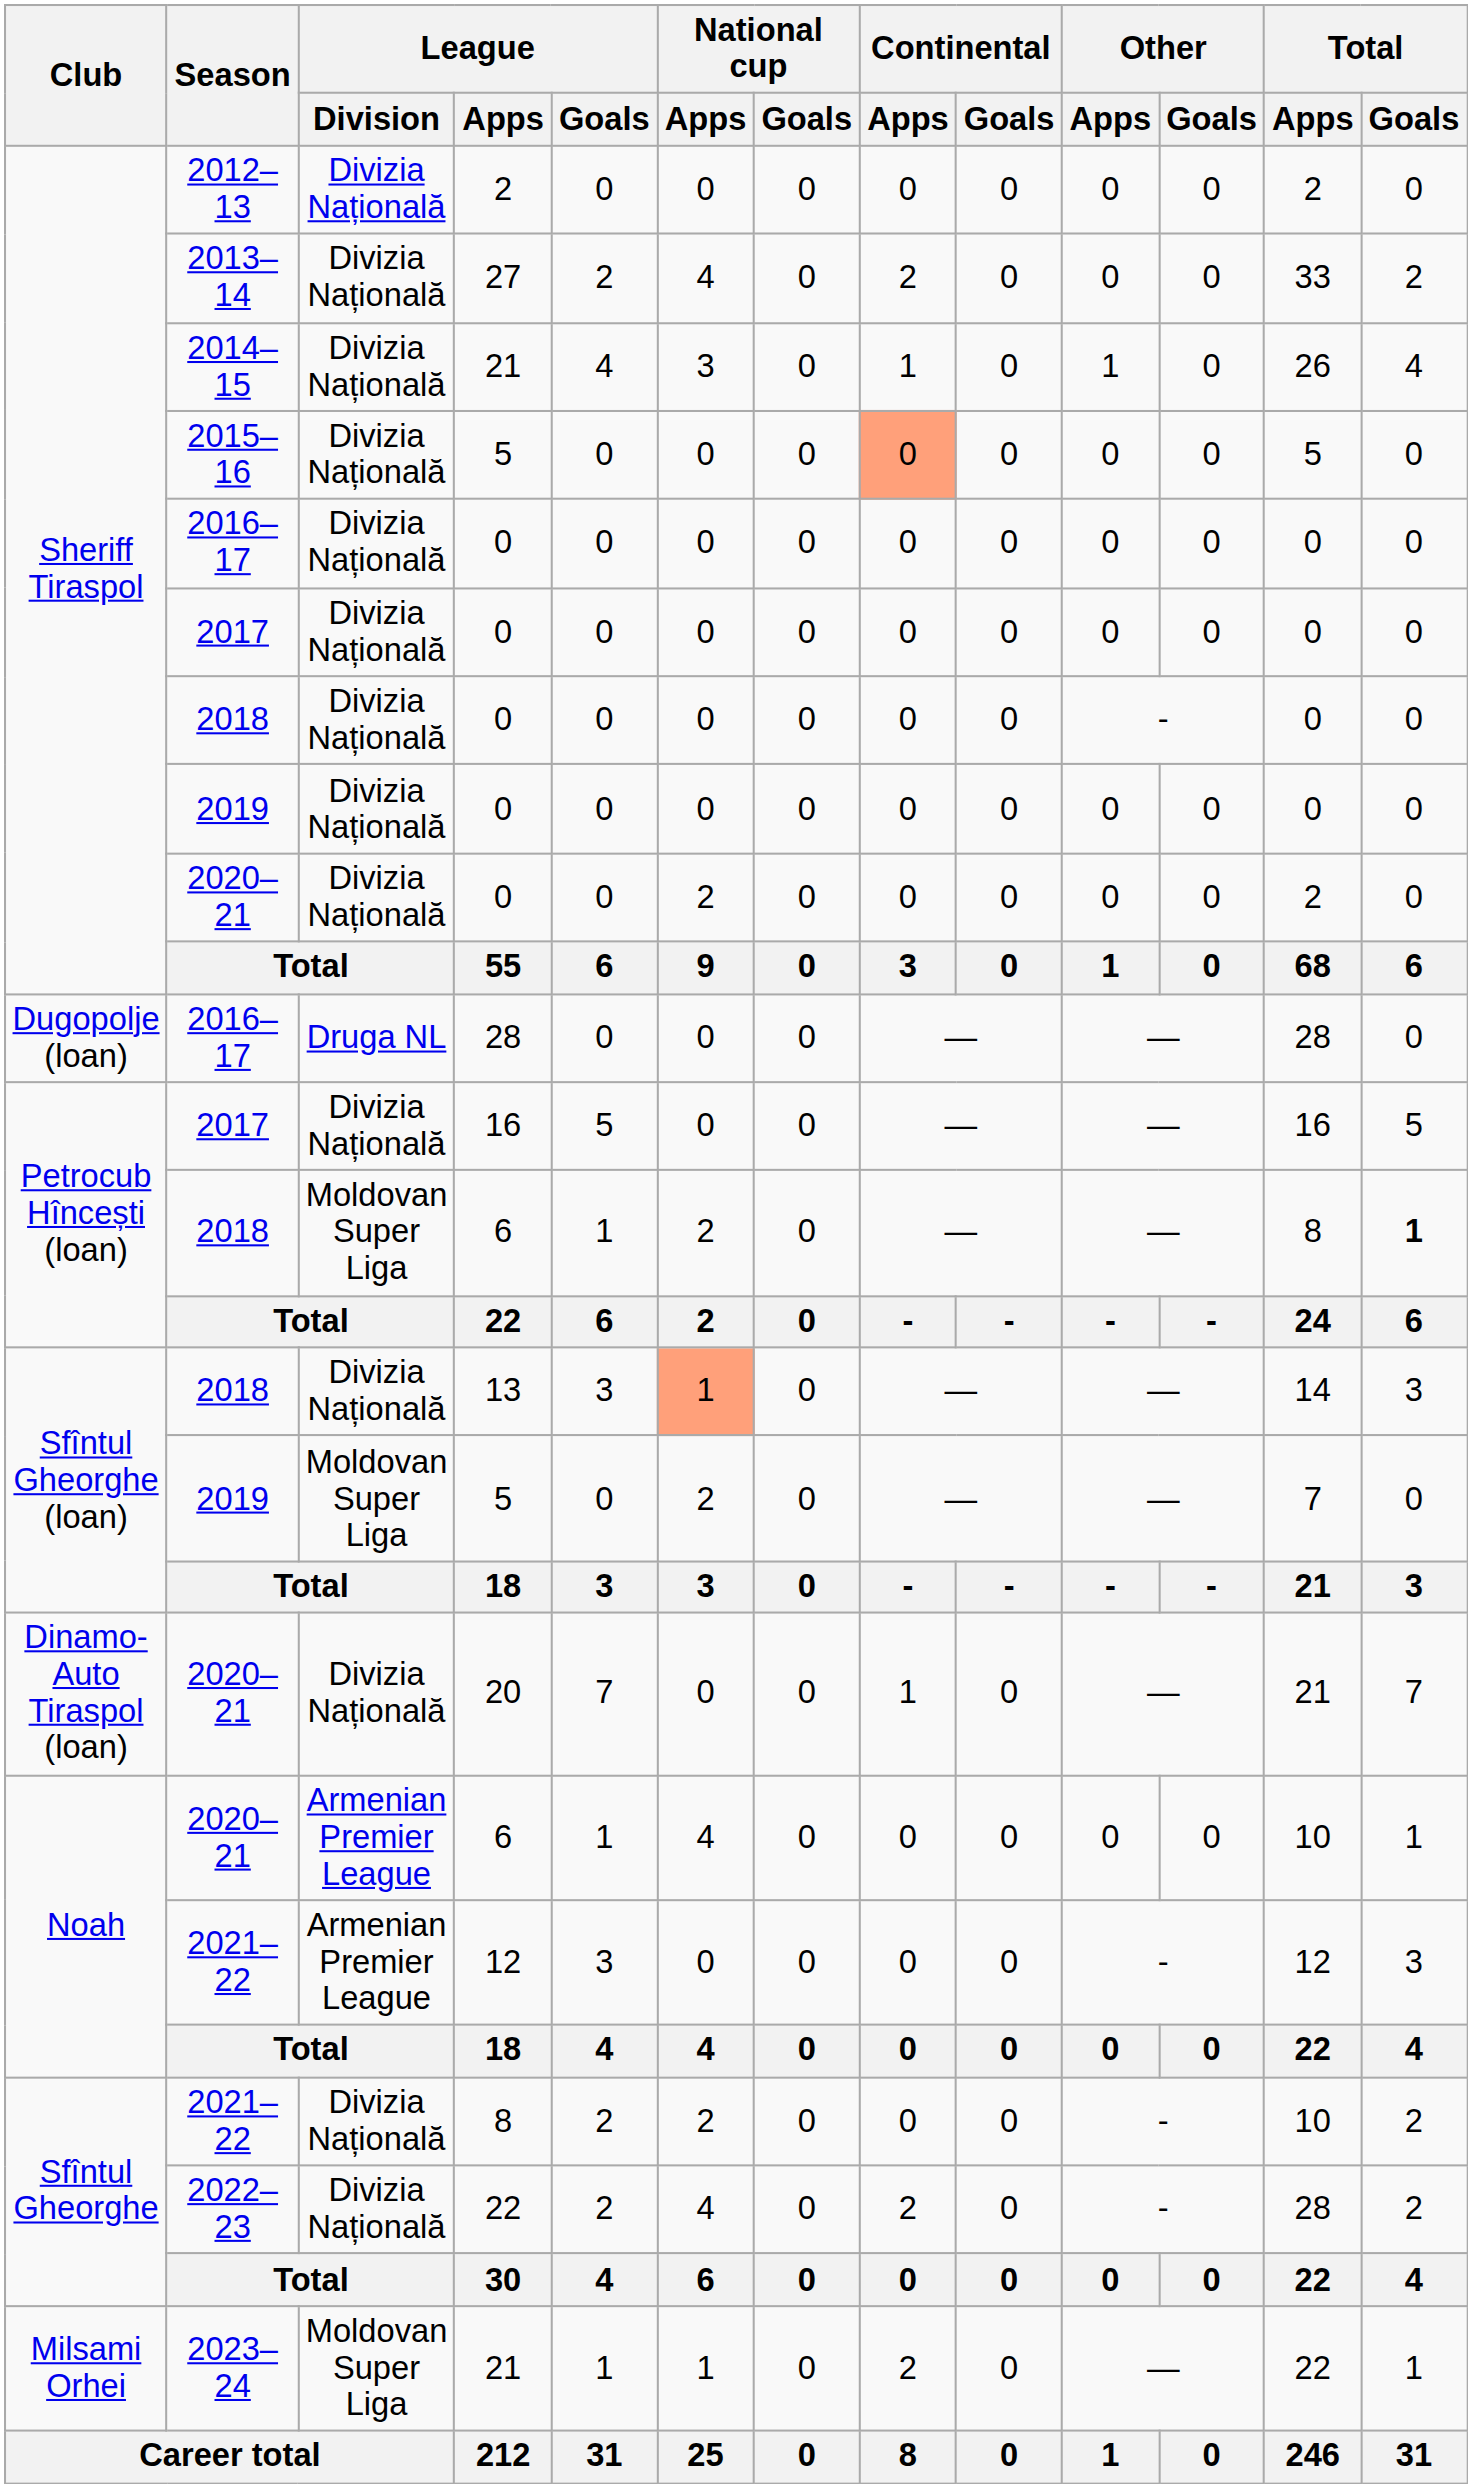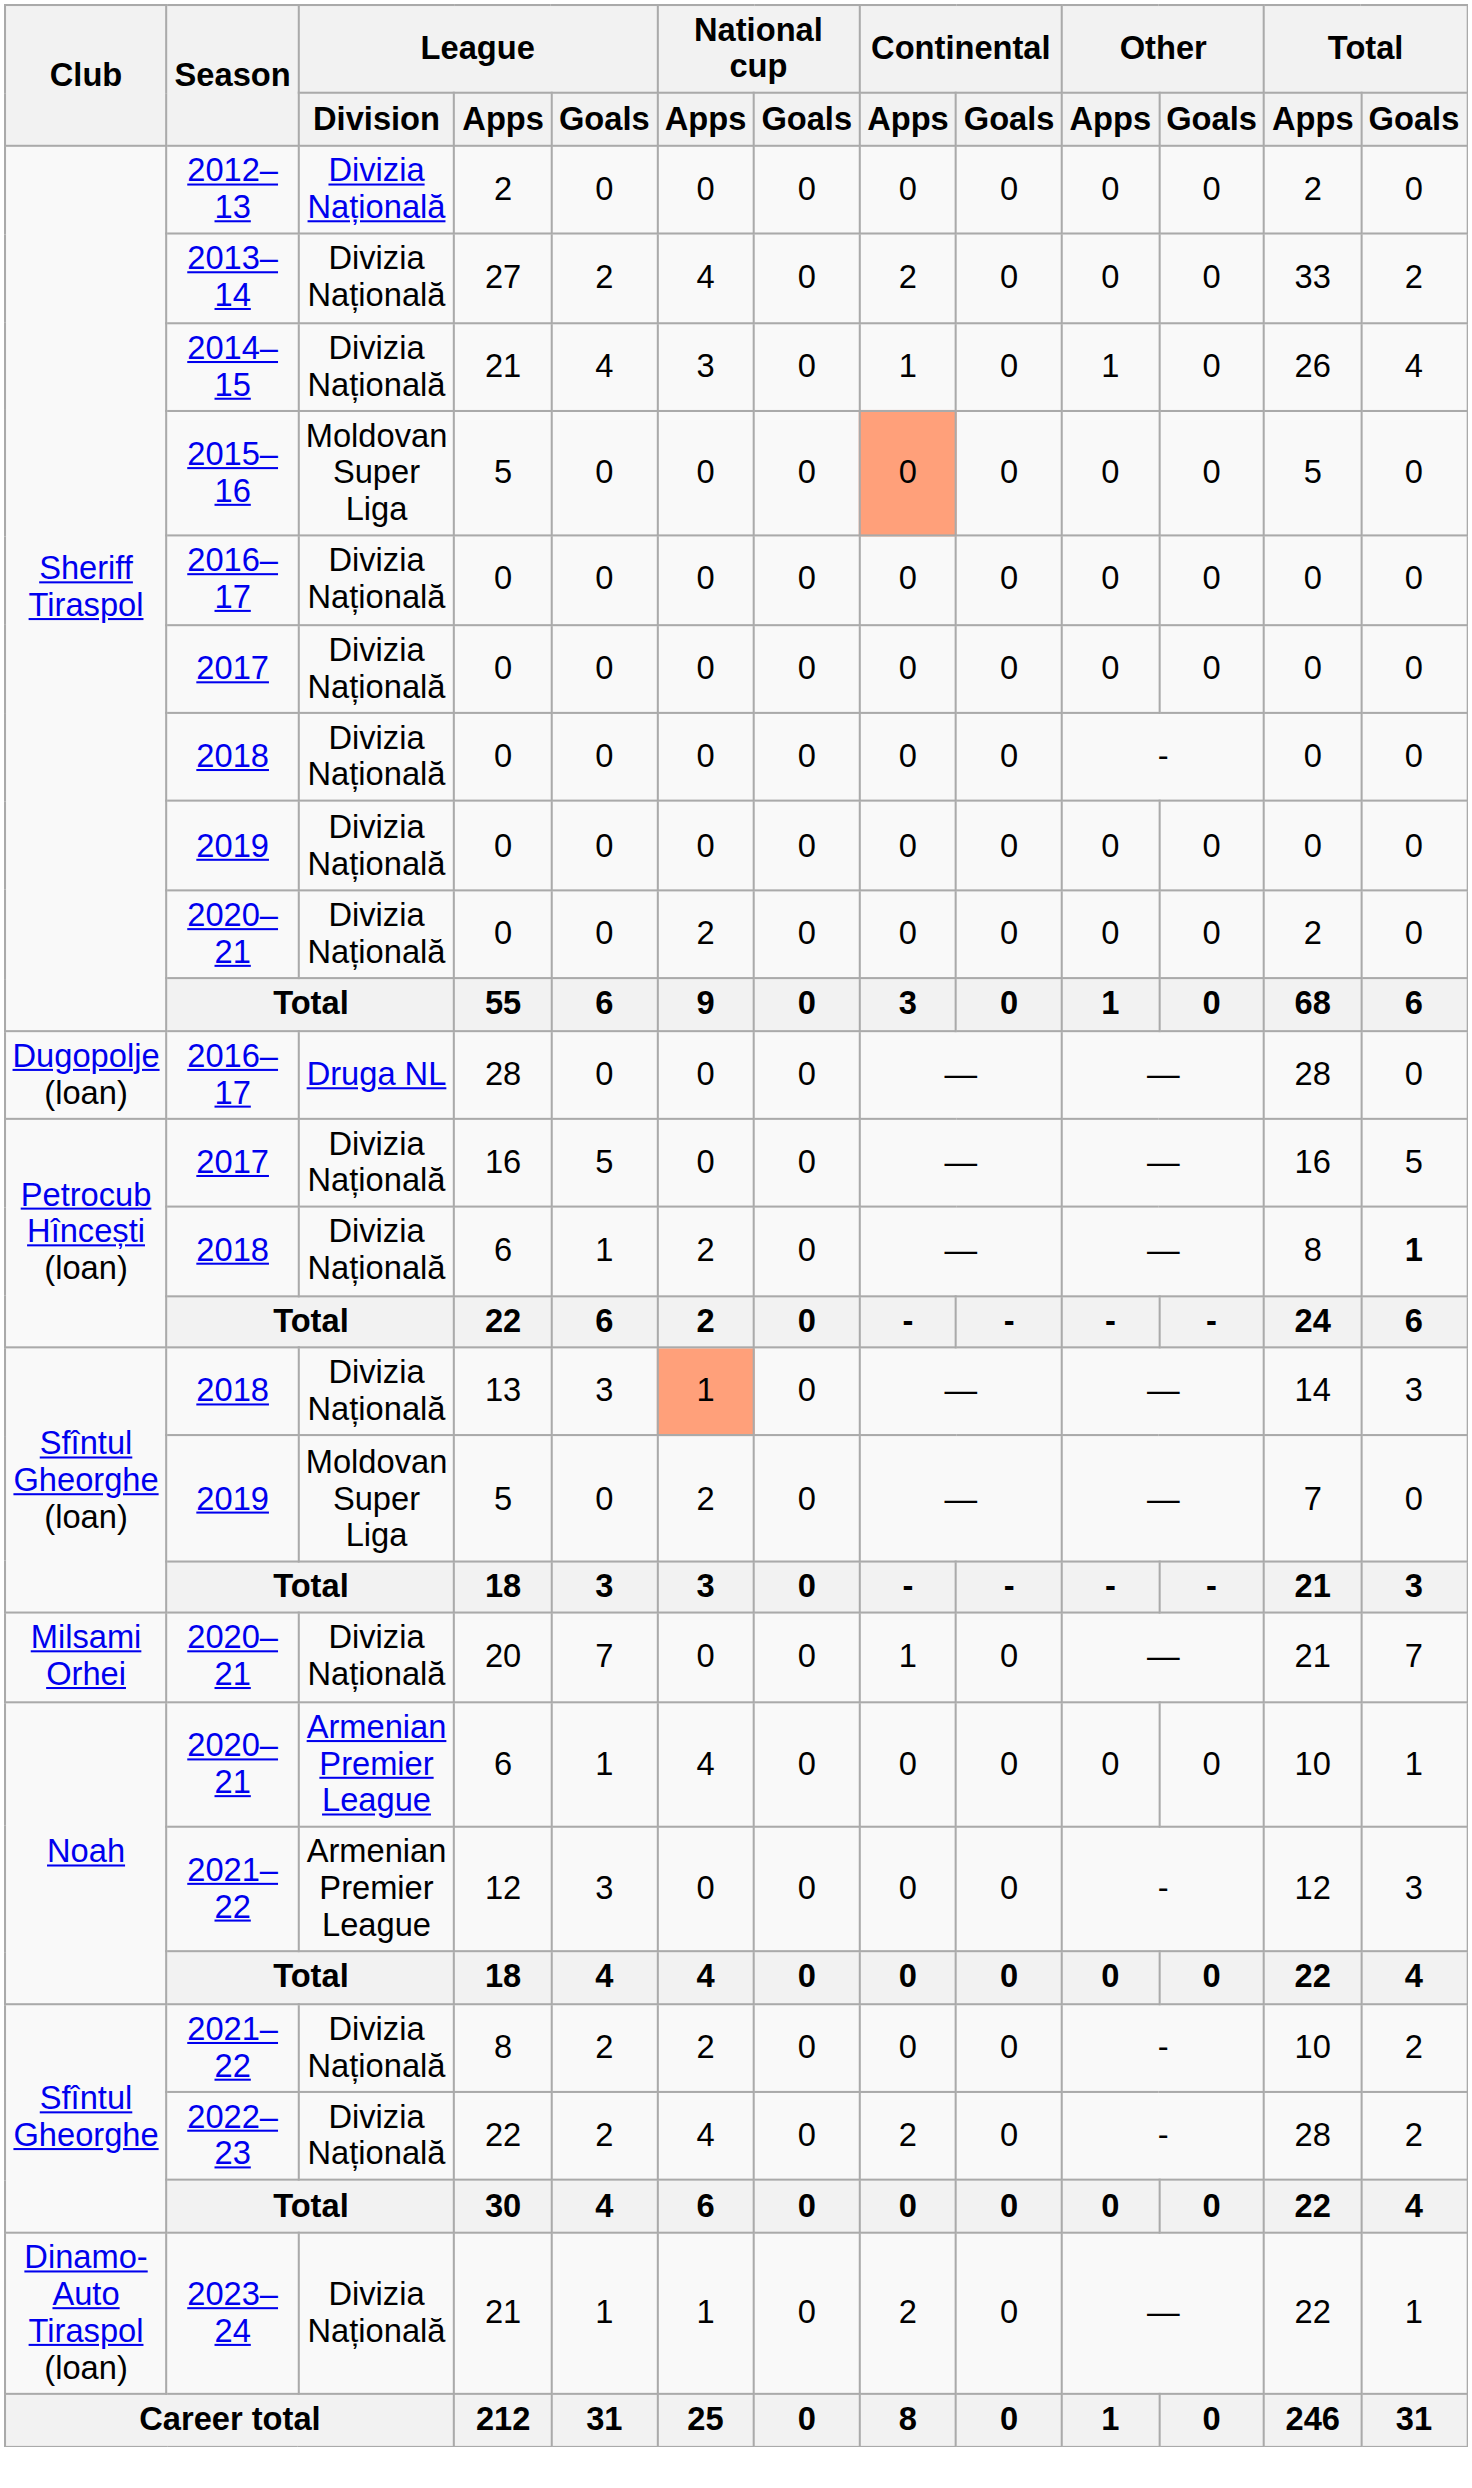(377, 454) Divizia Națională -> (377, 472) Moldovan Super Liga
(377, 1232) Moldovan Super Liga -> (377, 1250) Divizia Națională
(86, 1693) Dinamo-Auto Tiraspol (loan) -> (86, 1656) Milsami Orhei
(86, 2367) Milsami Orhei -> (86, 2312) Dinamo-Auto Tiraspol (loan)
(377, 2367) Moldovan Super Liga -> (377, 2312) Divizia Națională
